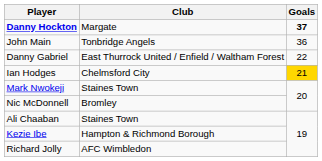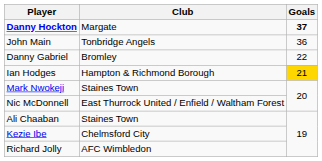(183, 57) East Thurrock United / Enfield / Waltham Forest -> (99, 57) Bromley
(115, 73) Chelmsford City -> (148, 73) Hampton & Richmond Borough
(99, 103) Bromley -> (183, 103) East Thurrock United / Enfield / Waltham Forest
(148, 133) Hampton & Richmond Borough -> (115, 133) Chelmsford City
